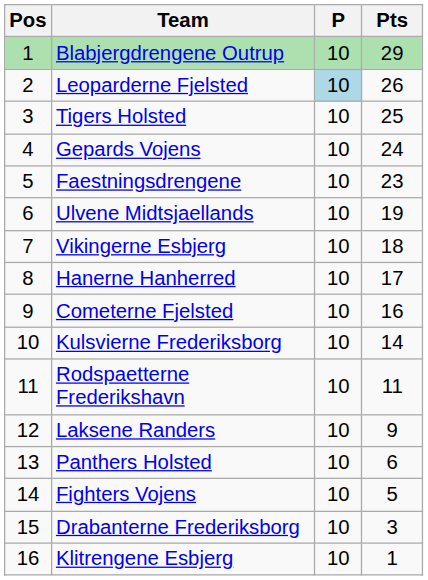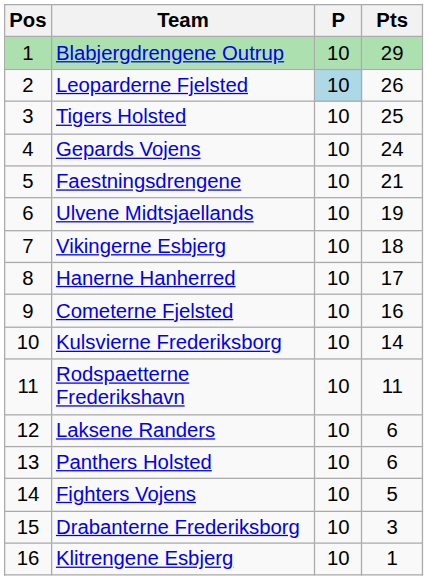(392, 181) 23 -> (392, 181) 21
(392, 430) 9 -> (392, 430) 6
